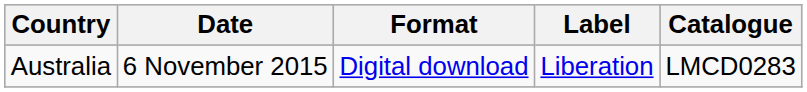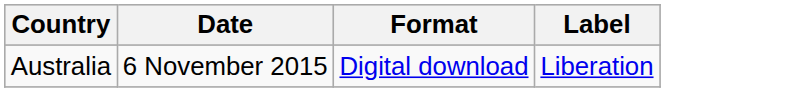- column: (731, 24)
